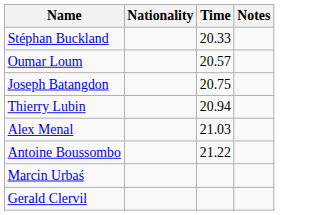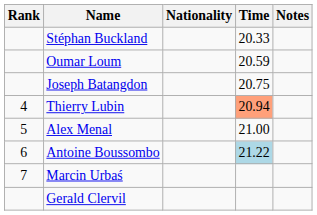+ column: (24, 16)
(215, 61) 20.57 -> (254, 61) 20.59
(215, 107) no background -> (254, 107) lightsalmon background
(215, 130) 21.03 -> (254, 130) 21.00
(215, 152) no background -> (254, 152) lightblue background
